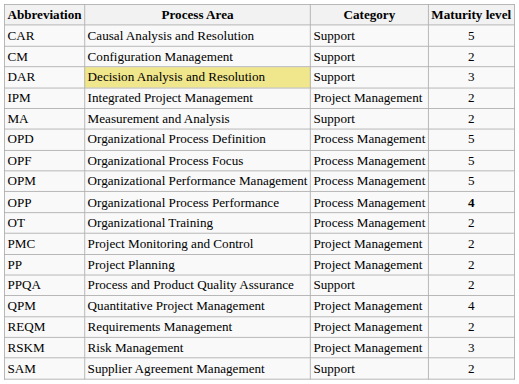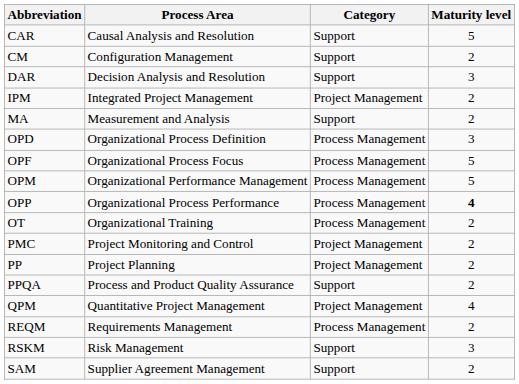(176, 77) khaki background -> (176, 77) no background
(471, 139) 5 -> (471, 139) 3
(368, 327) Project Management -> (369, 327) Process Management
(368, 347) Project Management -> (334, 347) Support
